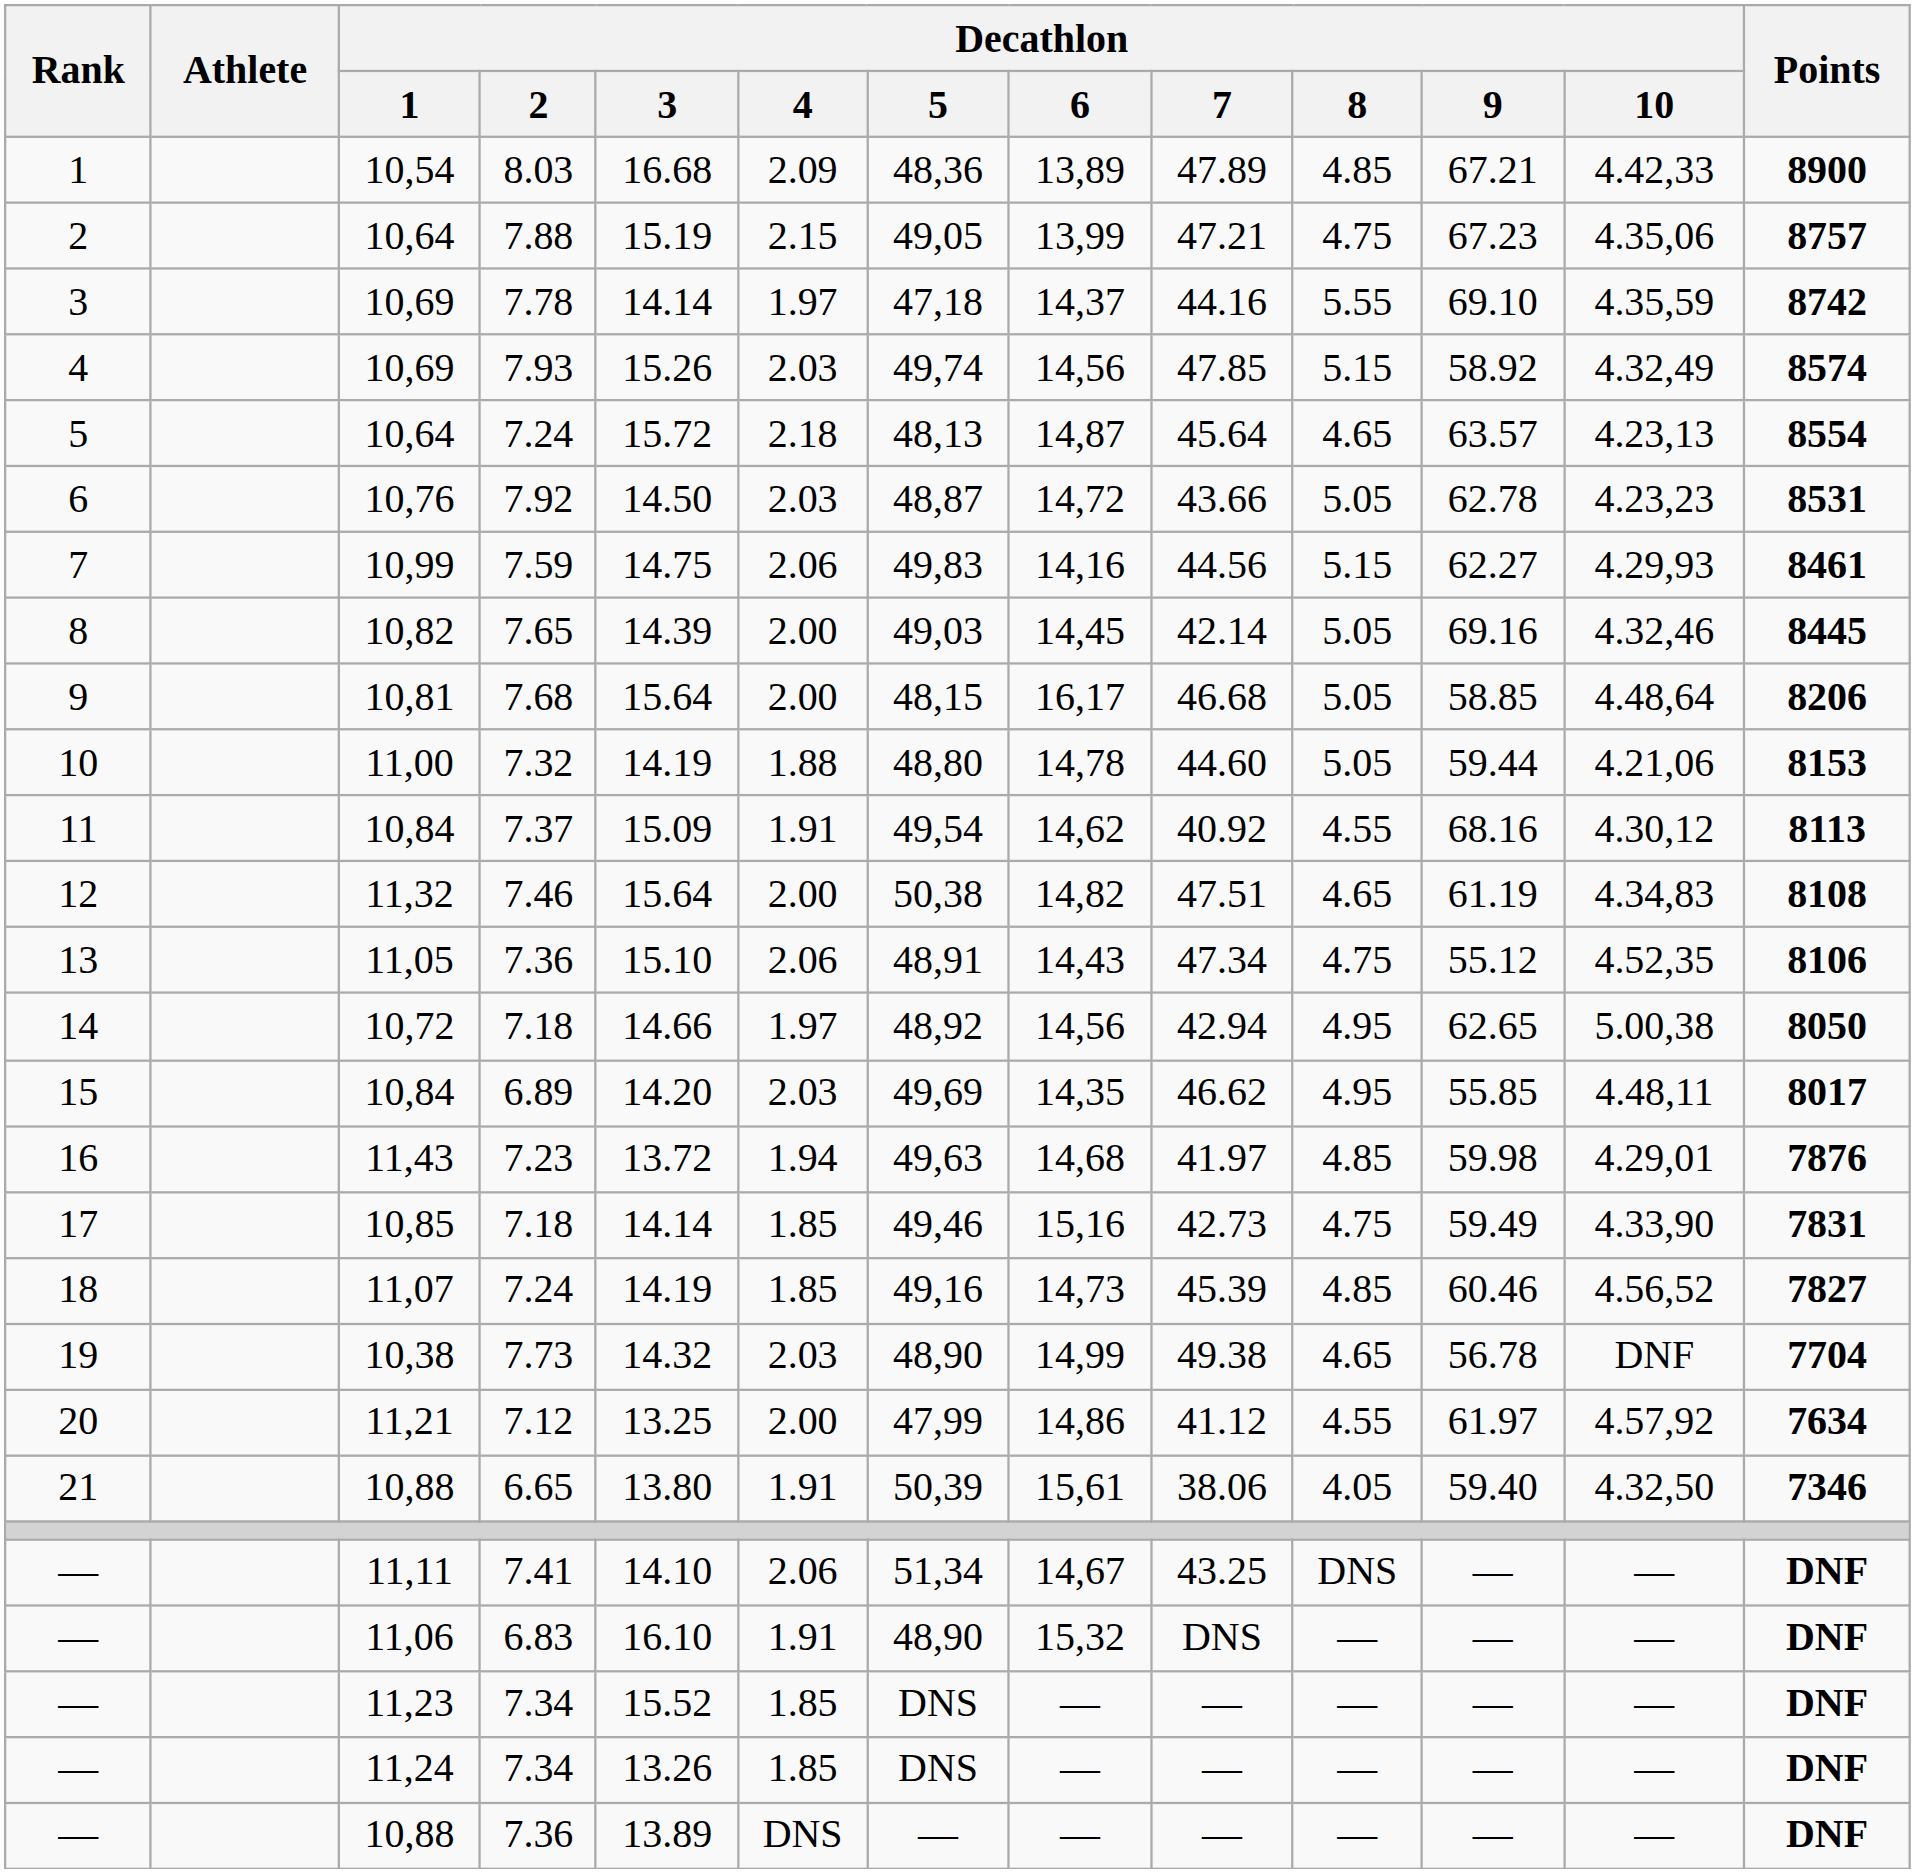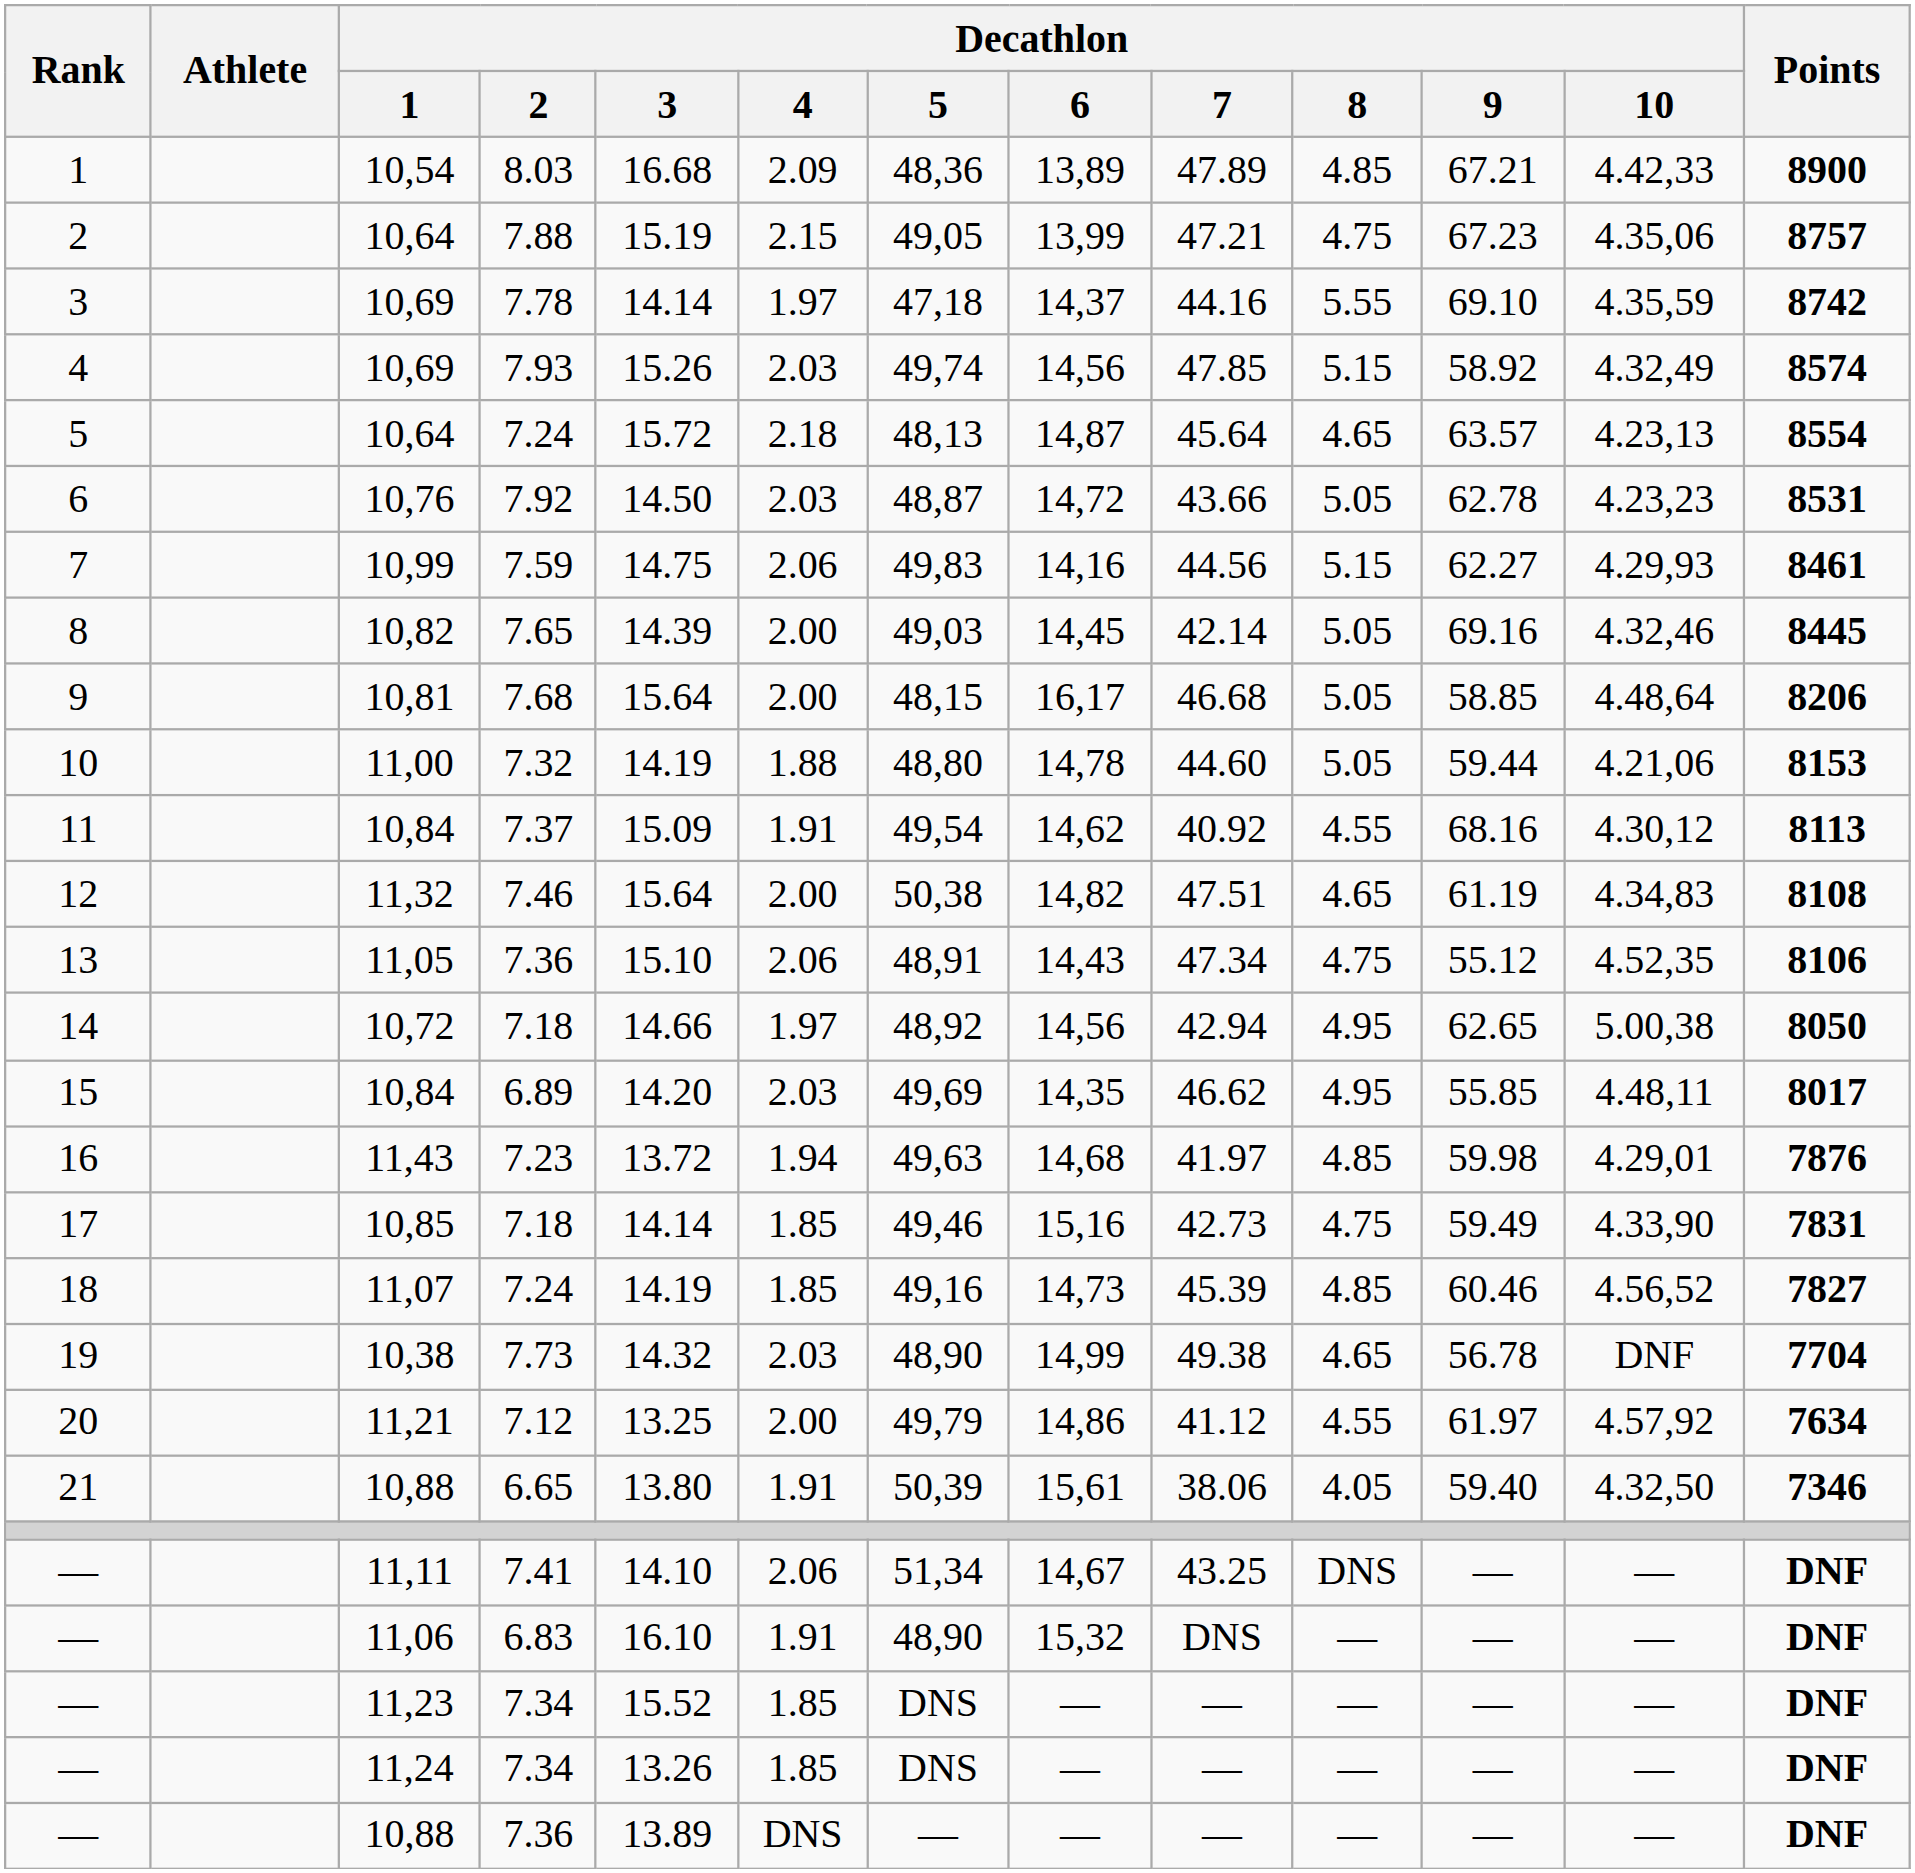(938, 1420) 47,99 -> (938, 1420) 49,79
